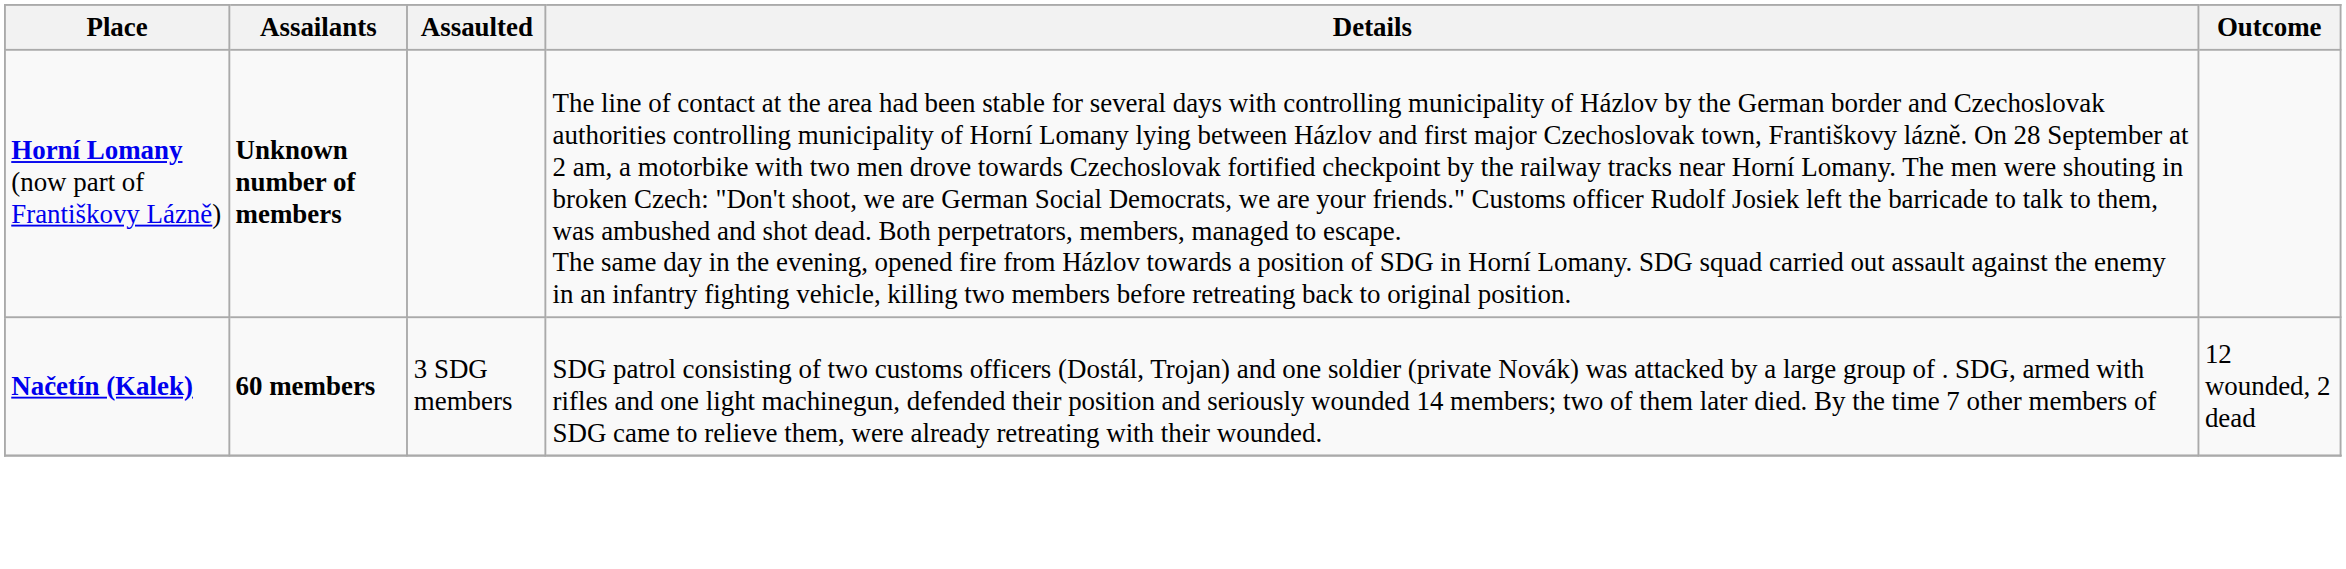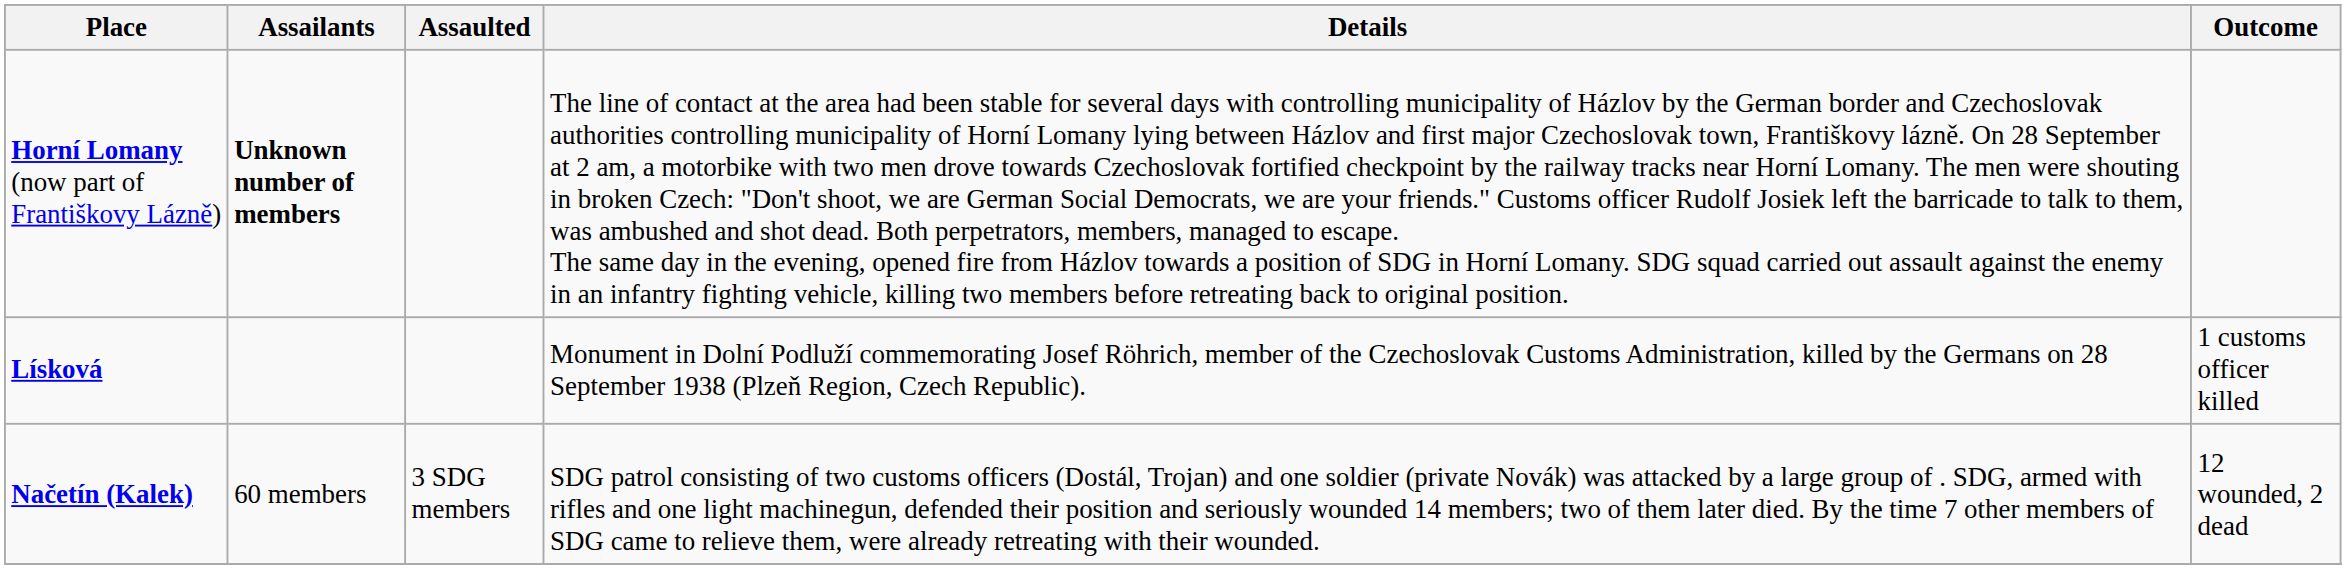+ row: (57, 370)
(305, 386) bold -> (300, 494) normal
